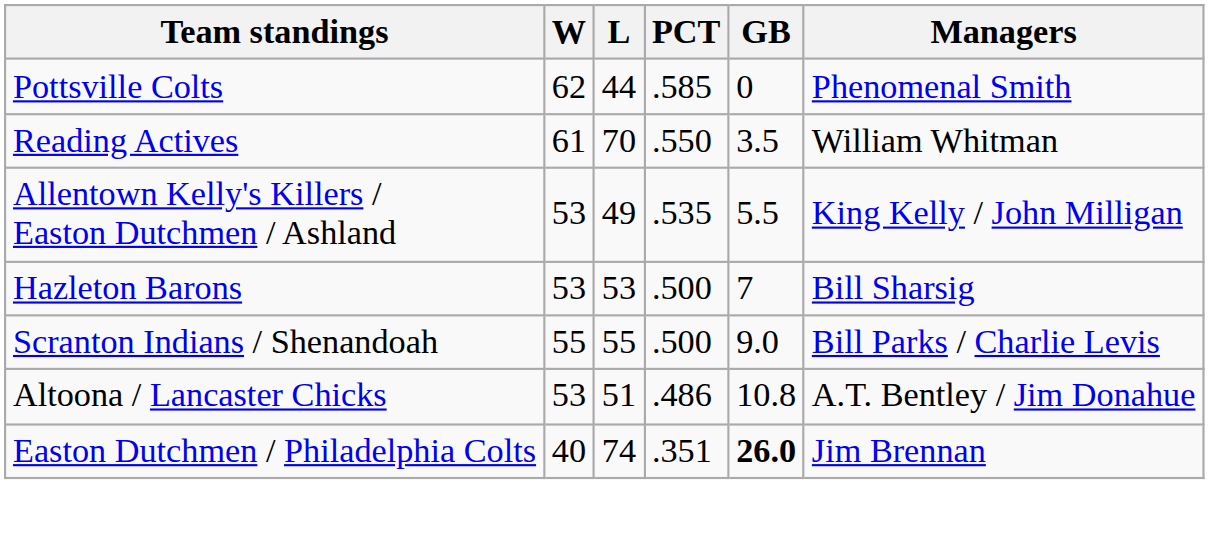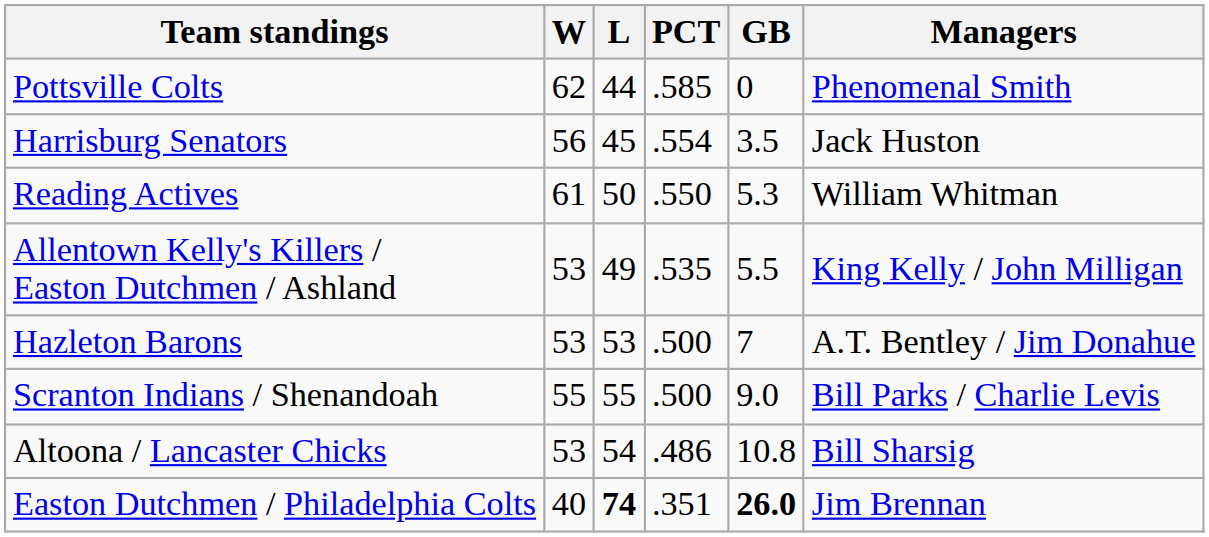+ row: (150, 140)
(619, 140) 70 -> (619, 194) 50
(758, 140) 3.5 -> (758, 194) 5.3
(893, 287) Bill Sharsig -> (1004, 341) A.T. Bentley / Jim Donahue
(619, 395) 51 -> (619, 450) 54
(1004, 395) A.T. Bentley / Jim Donahue -> (893, 450) Bill Sharsig
(619, 450) normal -> (619, 504) bold
